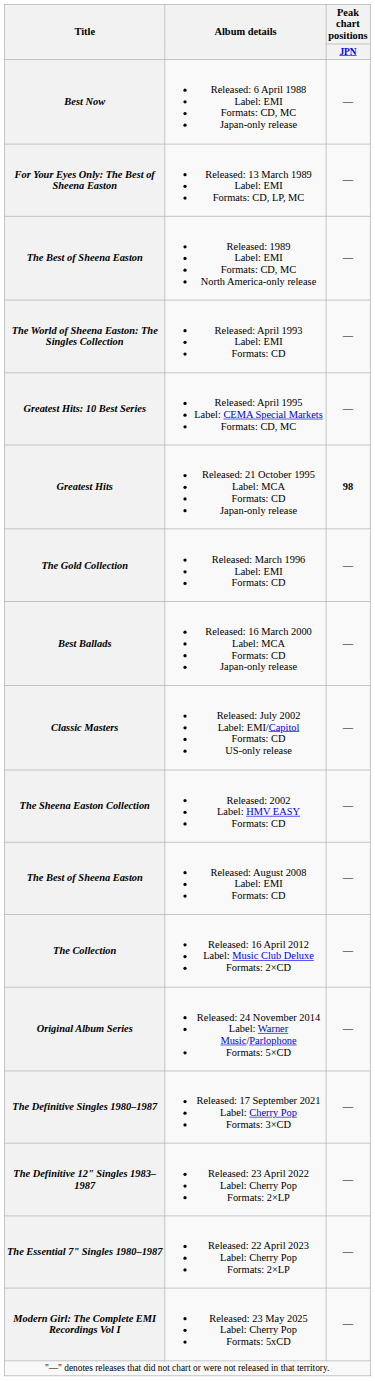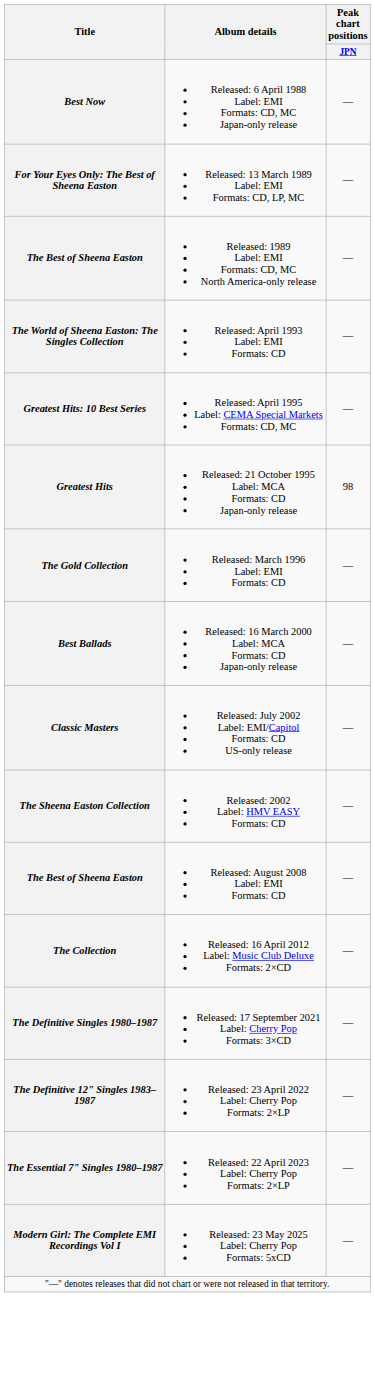(348, 487) bold -> (348, 487) normal
- row: (85, 1029)
